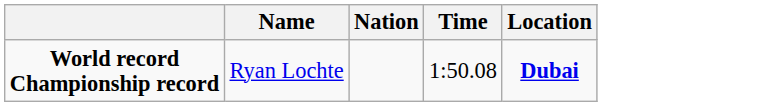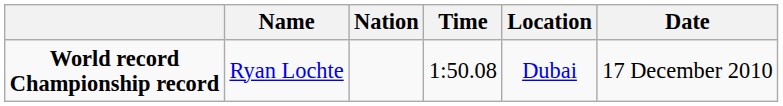+ column: (687, 22)
(550, 70) bold -> (550, 70) normal
